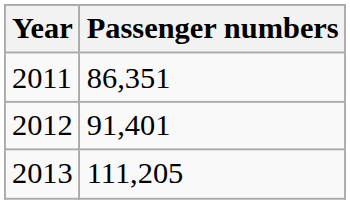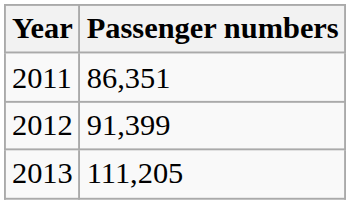(129, 125) 91,401 -> (129, 125) 91,399
